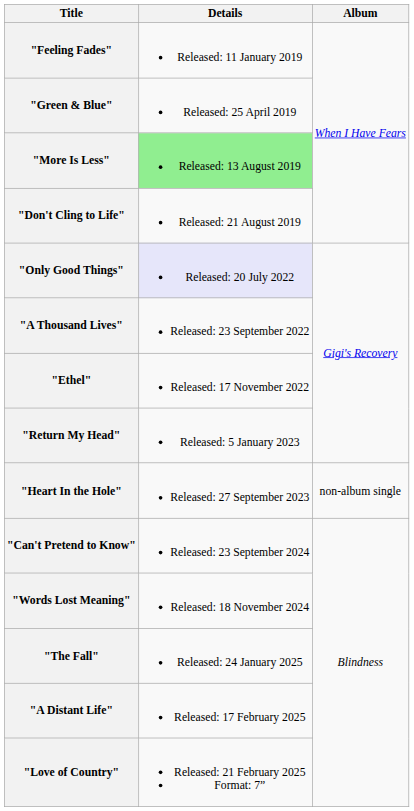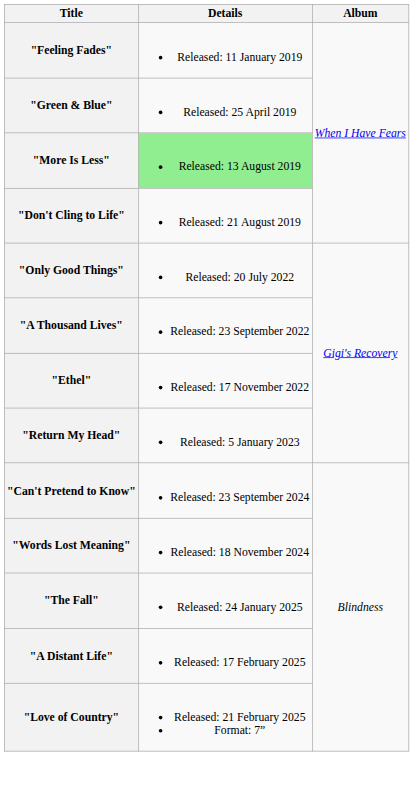(225, 277) lavender background -> (225, 277) no background
- row: (71, 490)
